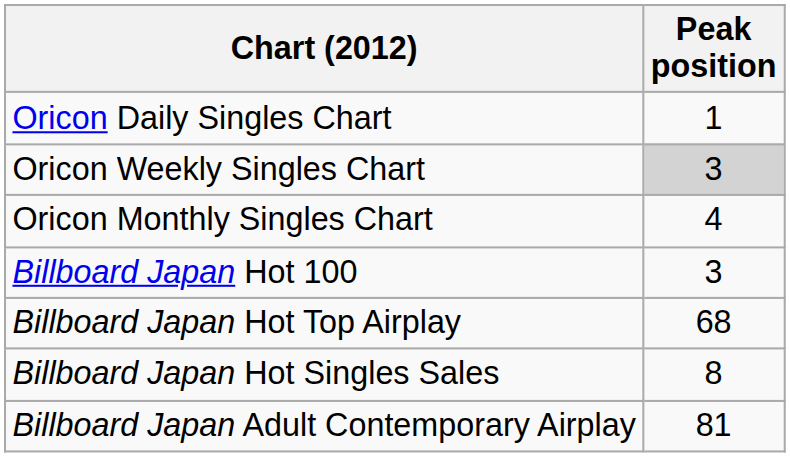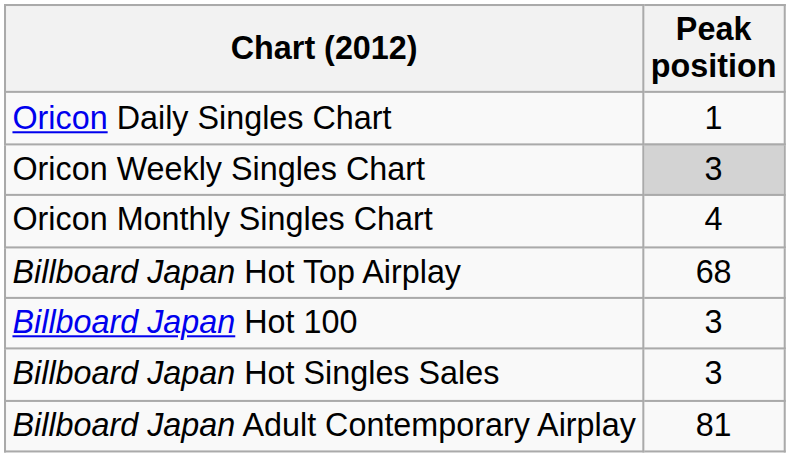rows swapped: (185, 271) <-> (237, 322)
(714, 374) 8 -> (714, 374) 3
